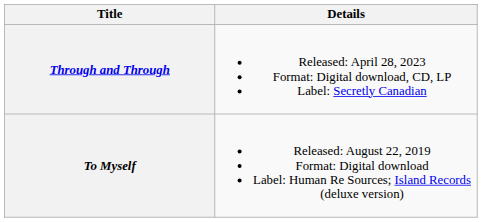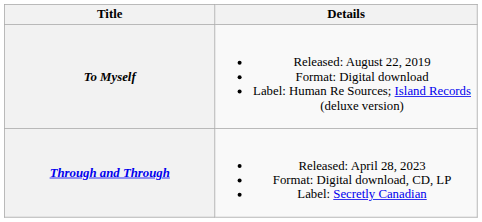rows swapped: (110, 165) <-> (110, 69)
